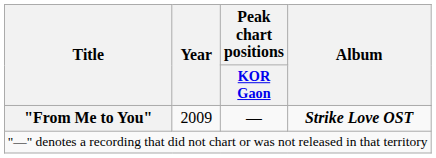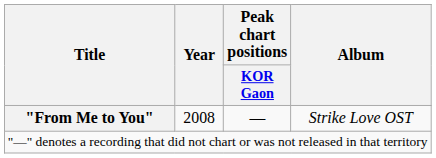(196, 118) 2009 -> (199, 118) 2008
(359, 118) bold -> (361, 118) normal
